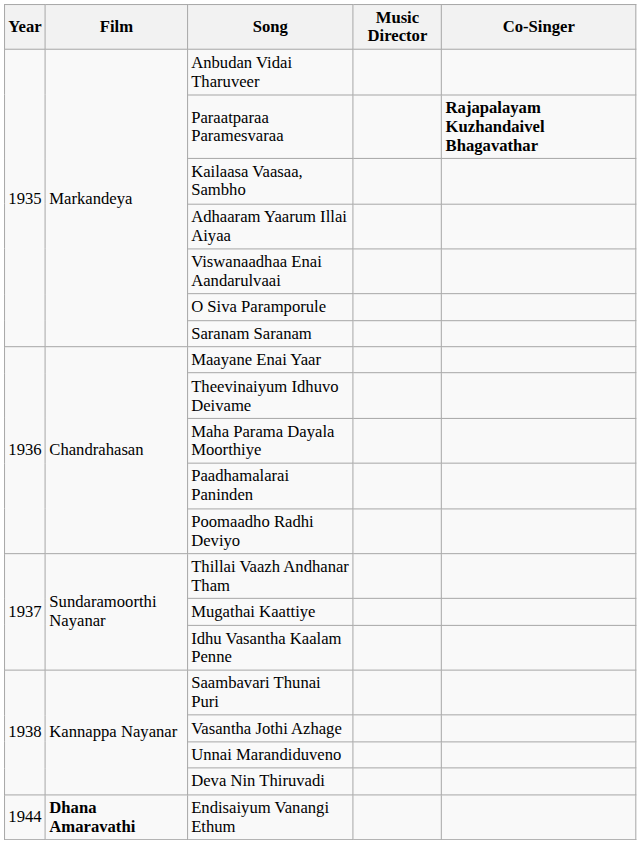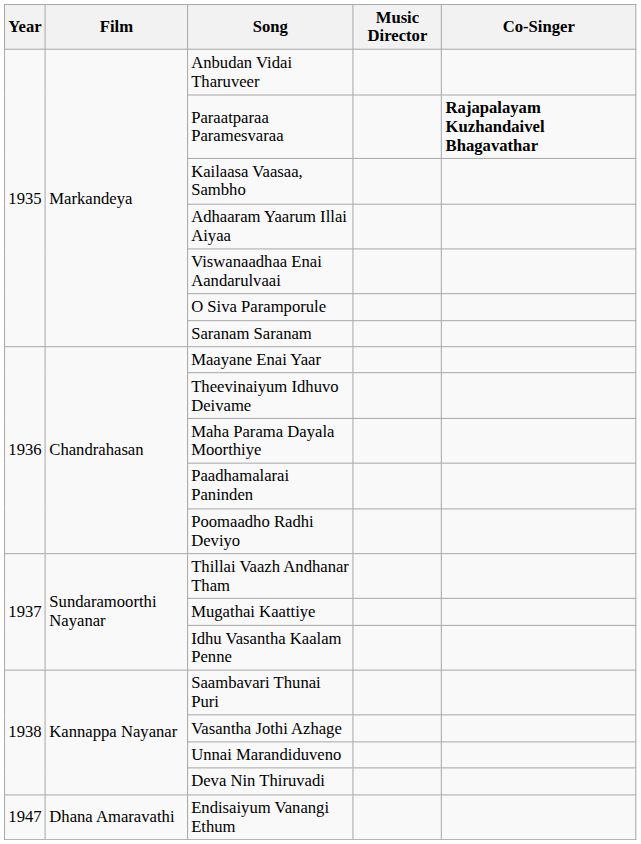(25, 816) 1944 -> (25, 816) 1947
(92, 816) bold -> (112, 816) normal
